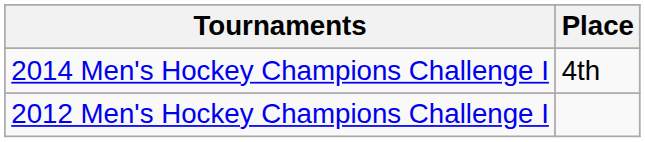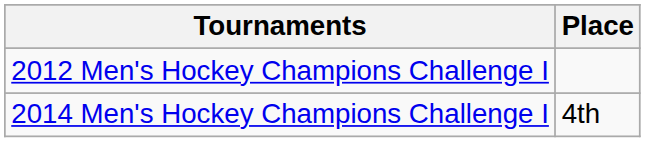rows swapped: (280, 114) <-> (280, 70)
